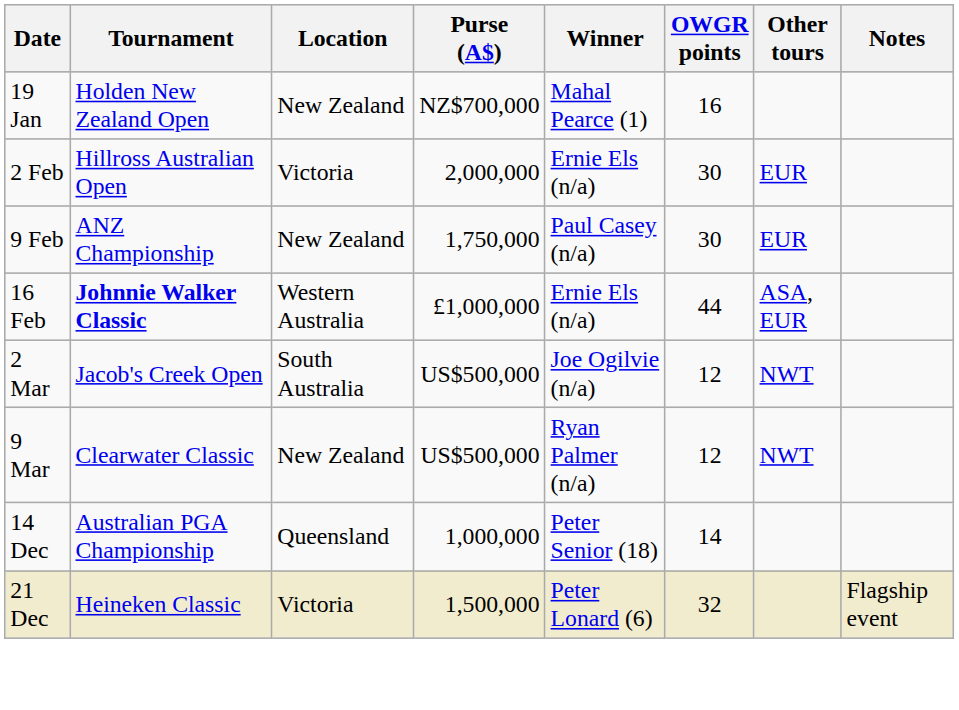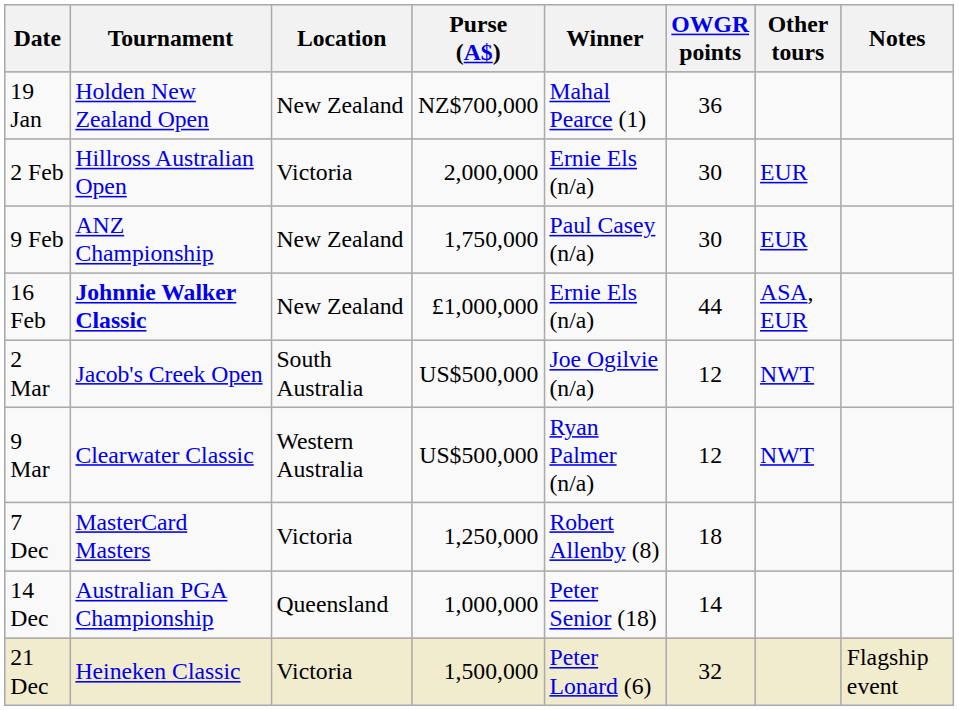(710, 105) 16 -> (710, 105) 36
(321, 306) Western Australia -> (340, 306) New Zealand
(341, 455) New Zealand -> (320, 455) Western Australia
+ row: (29, 536)
